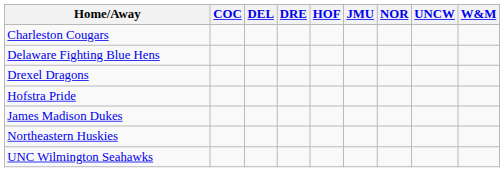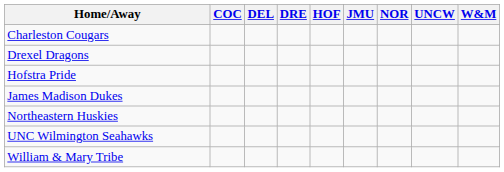- row: (84, 55)
+ row: (65, 156)
